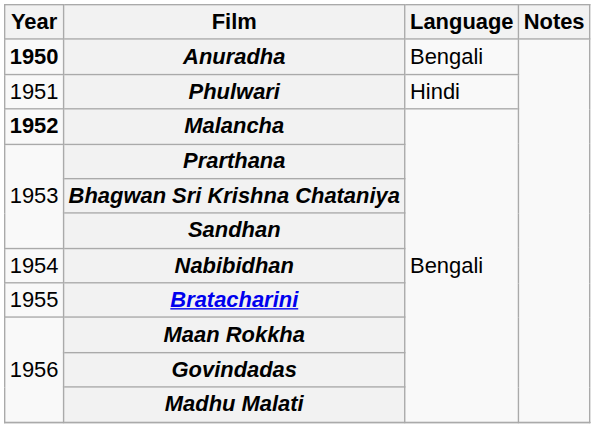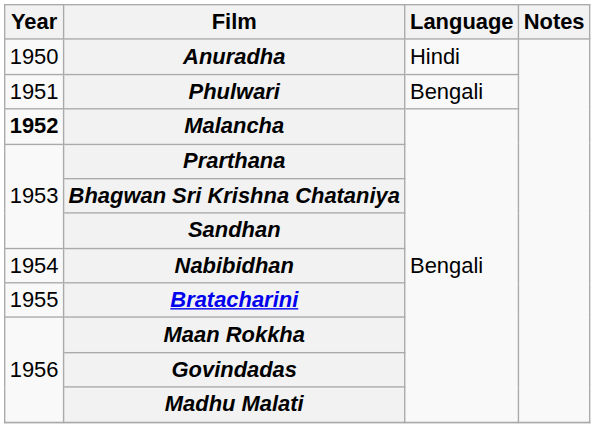(34, 56) bold -> (34, 56) normal
(447, 56) Bengali -> (435, 56) Hindi
(435, 91) Hindi -> (447, 91) Bengali
